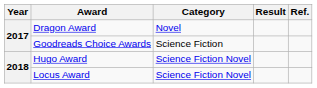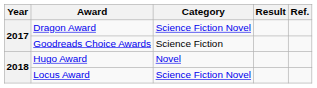(168, 28) Novel -> (203, 28) Science Fiction Novel
(203, 59) Science Fiction Novel -> (168, 59) Novel
